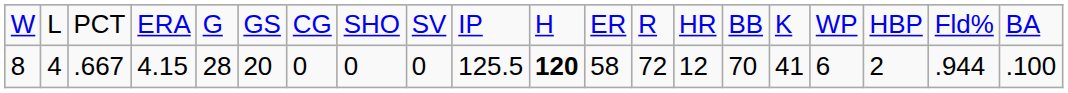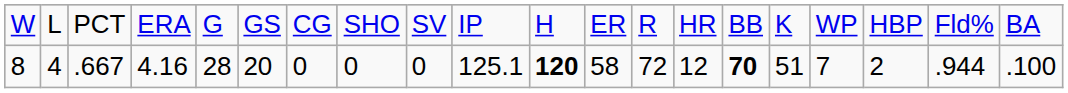(163, 66) 4.15 -> (163, 66) 4.16
(491, 66) 125.5 -> (491, 66) 125.1
(743, 66) normal -> (743, 66) bold
(789, 66) 41 -> (789, 66) 51
(823, 66) 6 -> (823, 66) 7
